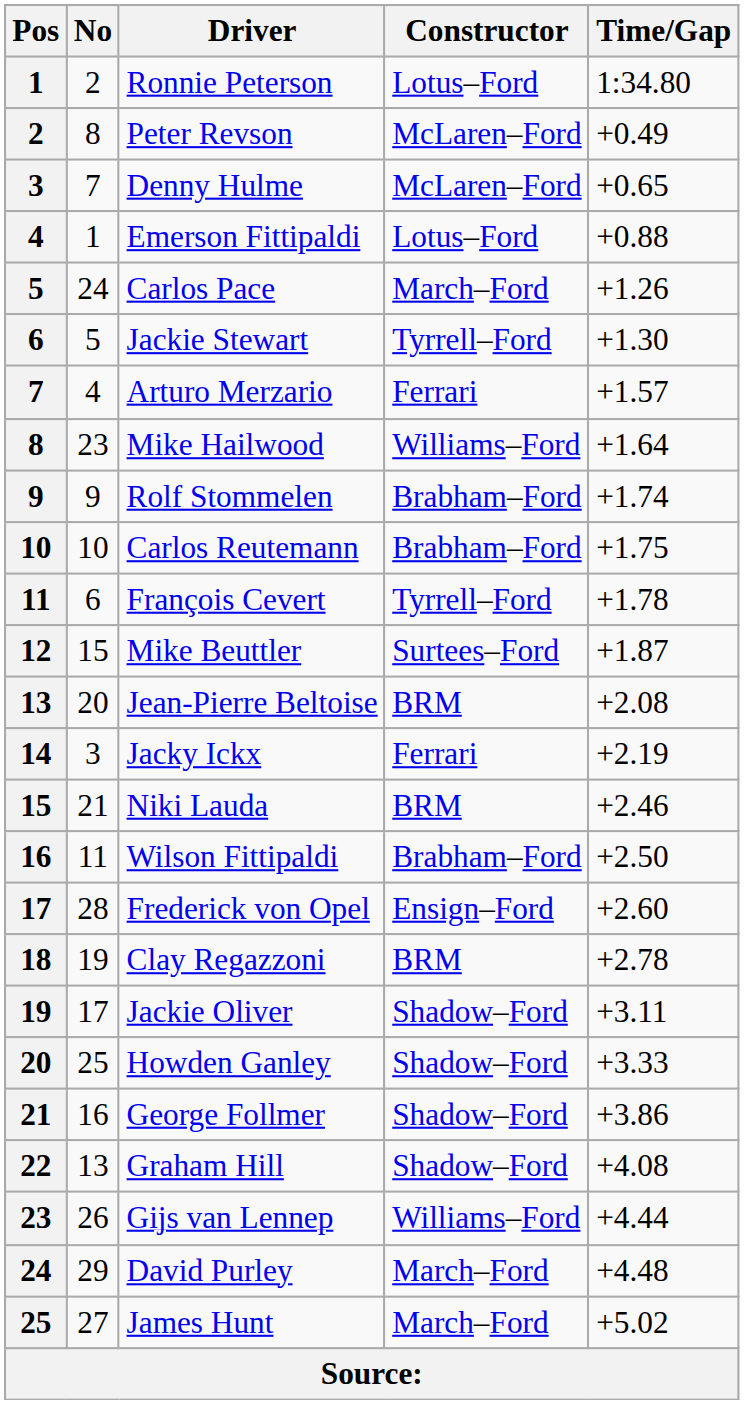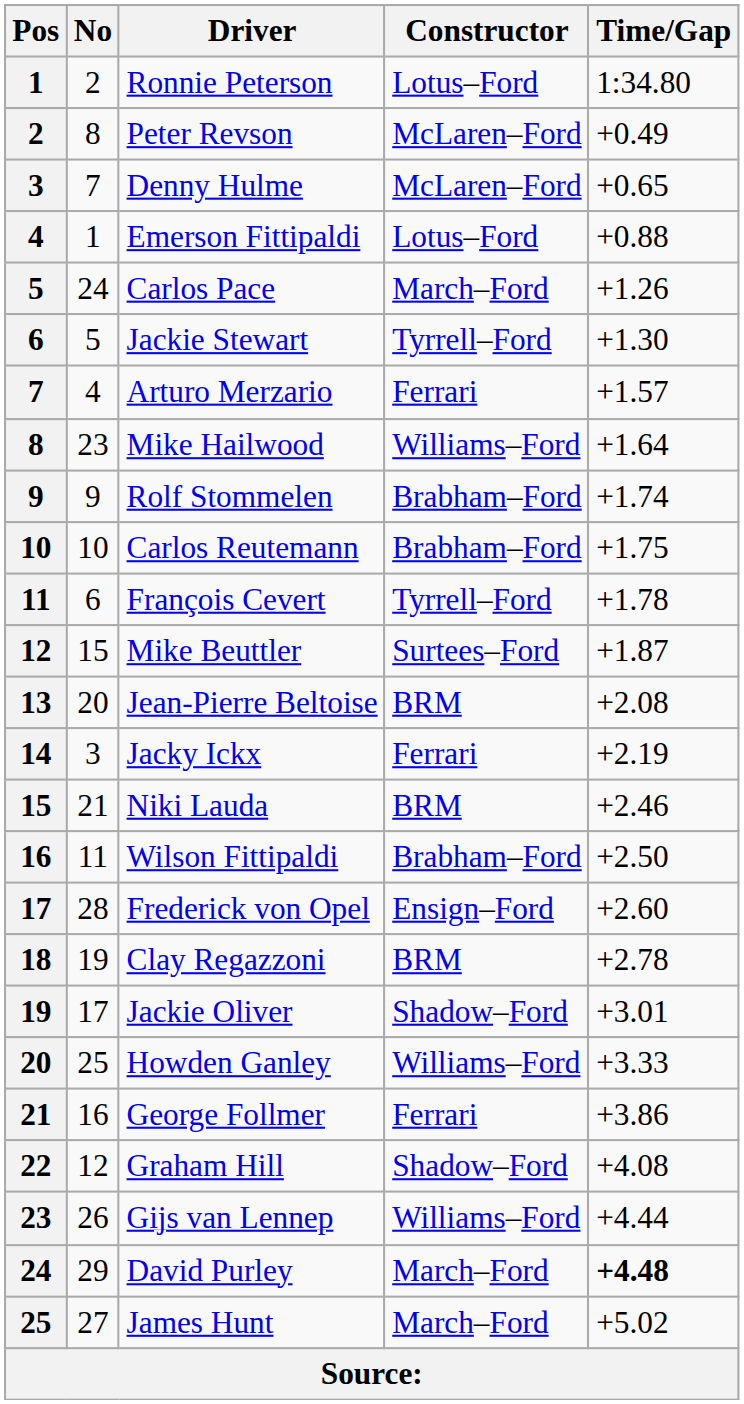(632, 1011) +3.11 -> (632, 1011) +3.01
(480, 1063) Shadow–Ford -> (486, 1063) Williams–Ford
(480, 1114) Shadow–Ford -> (435, 1114) Ferrari
(93, 1166) 13 -> (93, 1166) 12
(632, 1269) normal -> (633, 1269) bold
